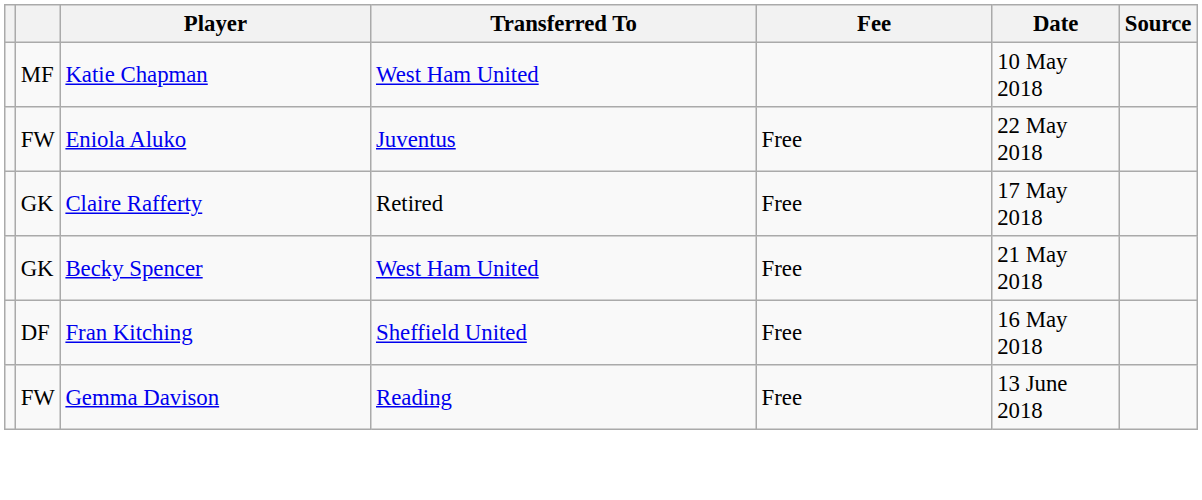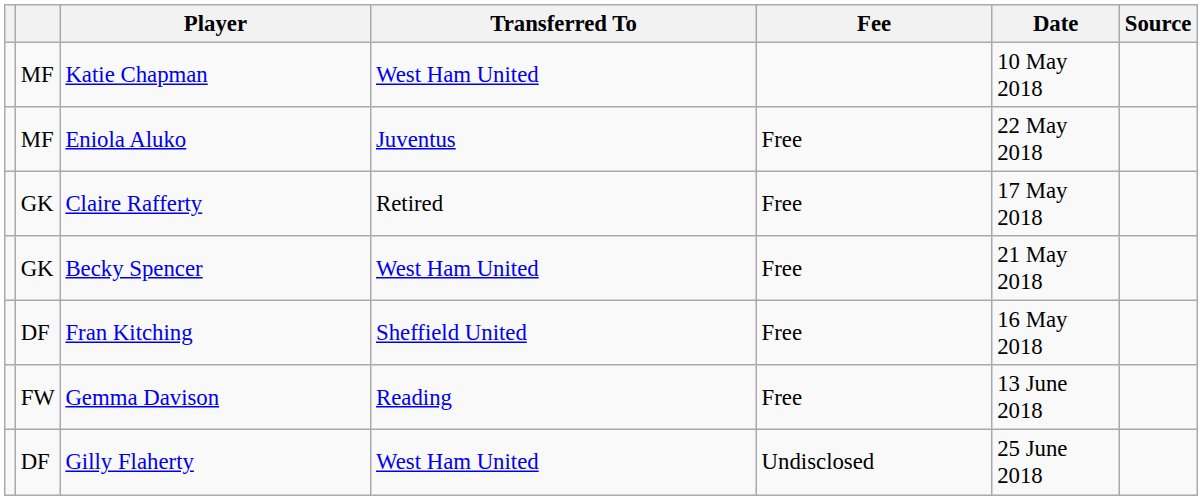(38, 139) FW -> (37, 139) MF
+ row: (130, 462)
